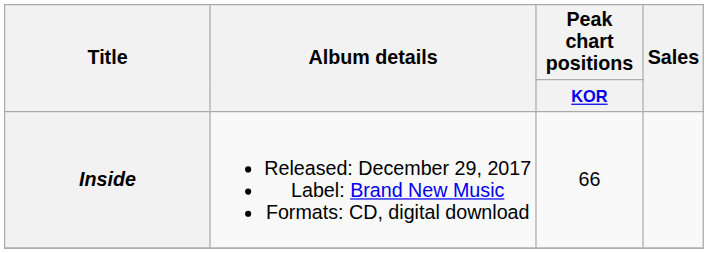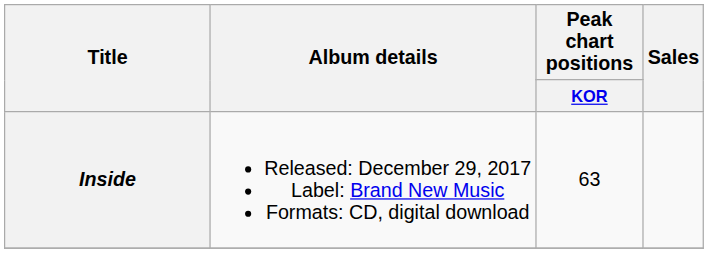(589, 179) 66 -> (589, 179) 63
